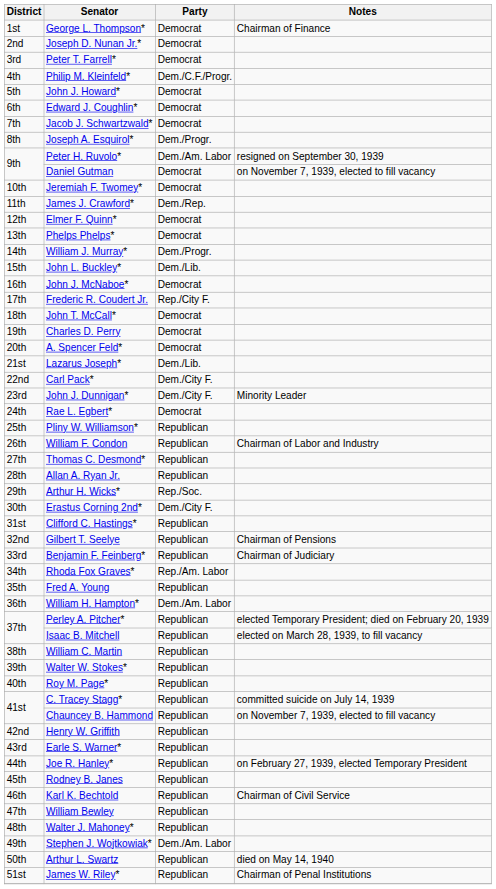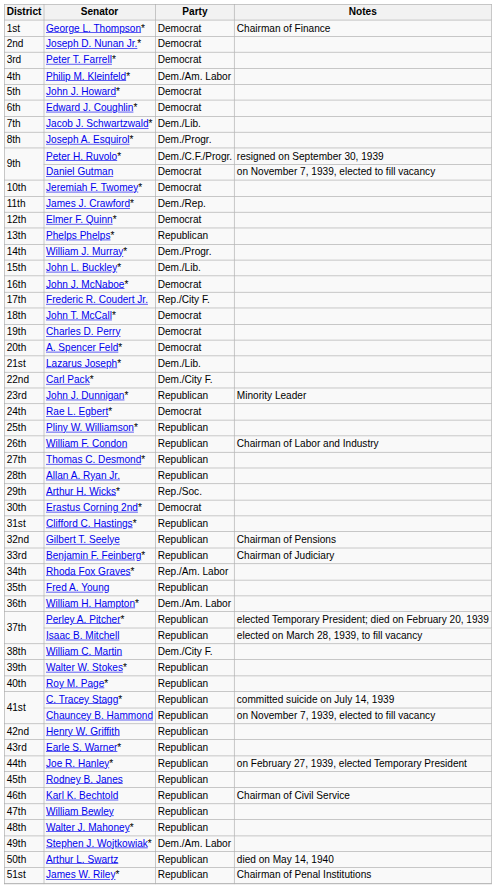(195, 76) Dem./C.F./Progr. -> (194, 76) Dem./Am. Labor
(180, 124) Democrat -> (179, 124) Dem./Lib.
(194, 156) Dem./Am. Labor -> (195, 156) Dem./C.F./Progr.
(180, 236) Democrat -> (183, 236) Republican
(185, 396) Dem./City F. -> (183, 396) Republican
(185, 508) Dem./City F. -> (180, 508) Democrat
(183, 651) Republican -> (185, 651) Dem./City F.
